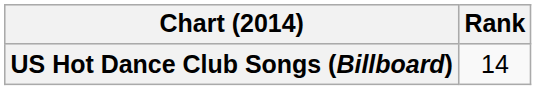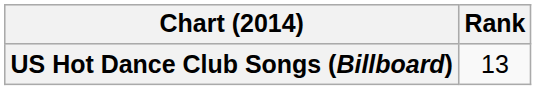(495, 63) 14 -> (495, 63) 13
